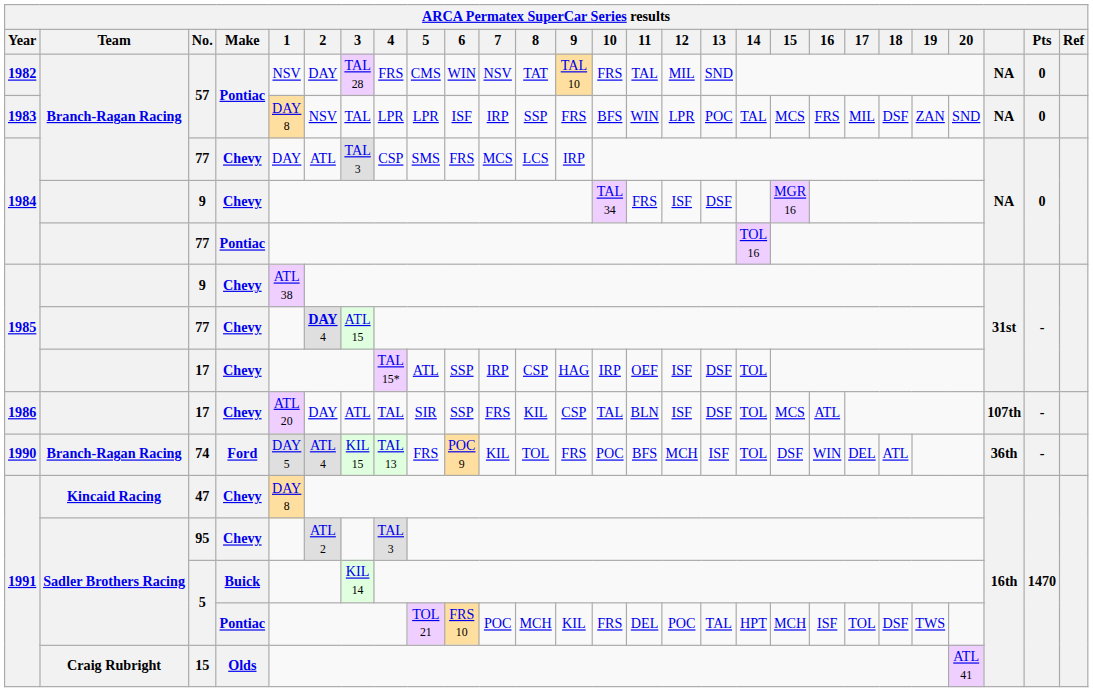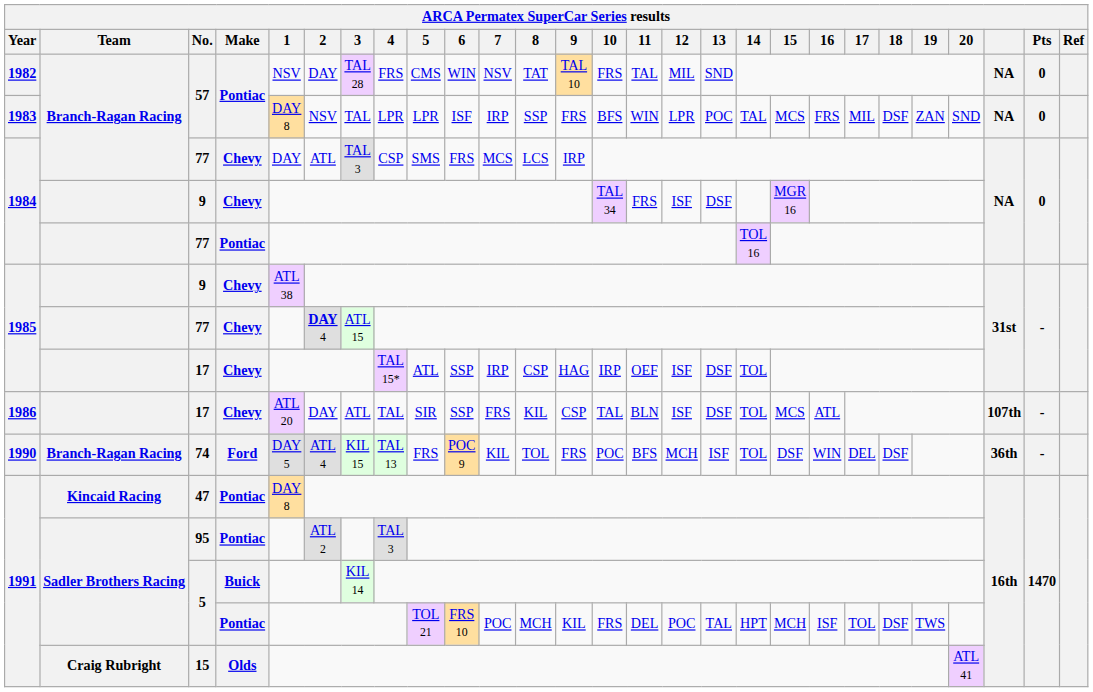(895, 454) ATL -> (895, 454) DSF
(242, 496) Chevy -> (242, 496) Pontiac
(242, 539) Chevy -> (242, 539) Pontiac
